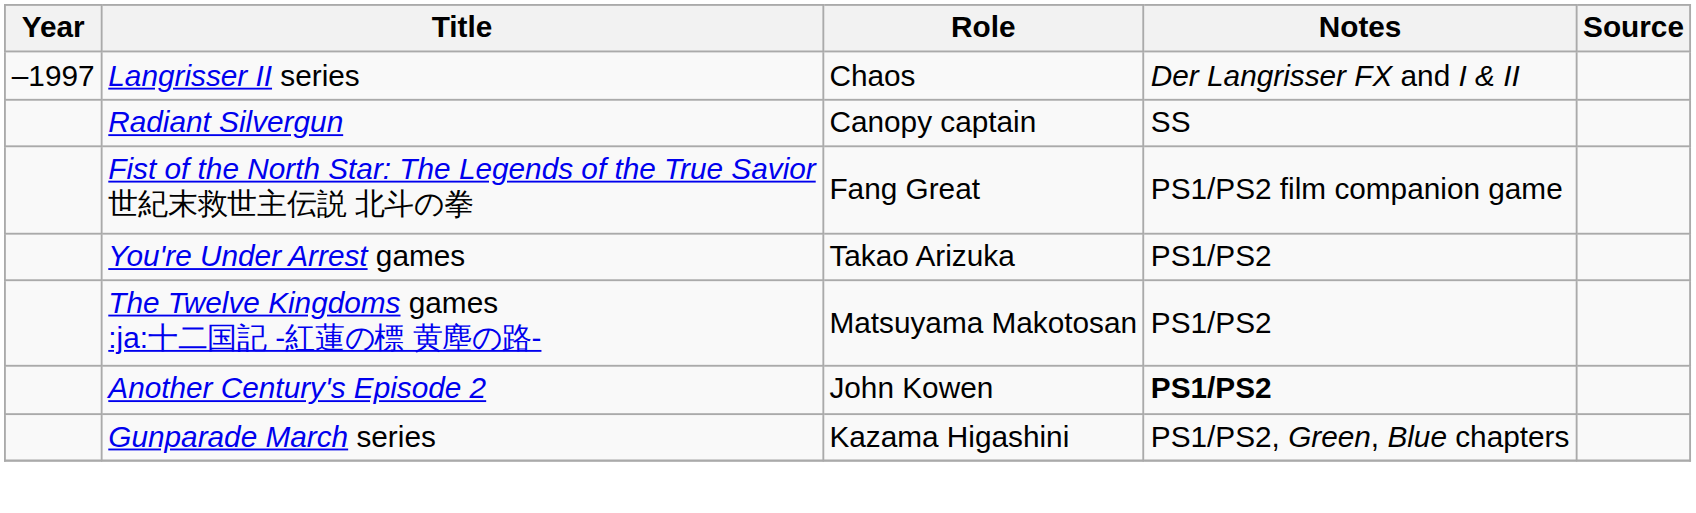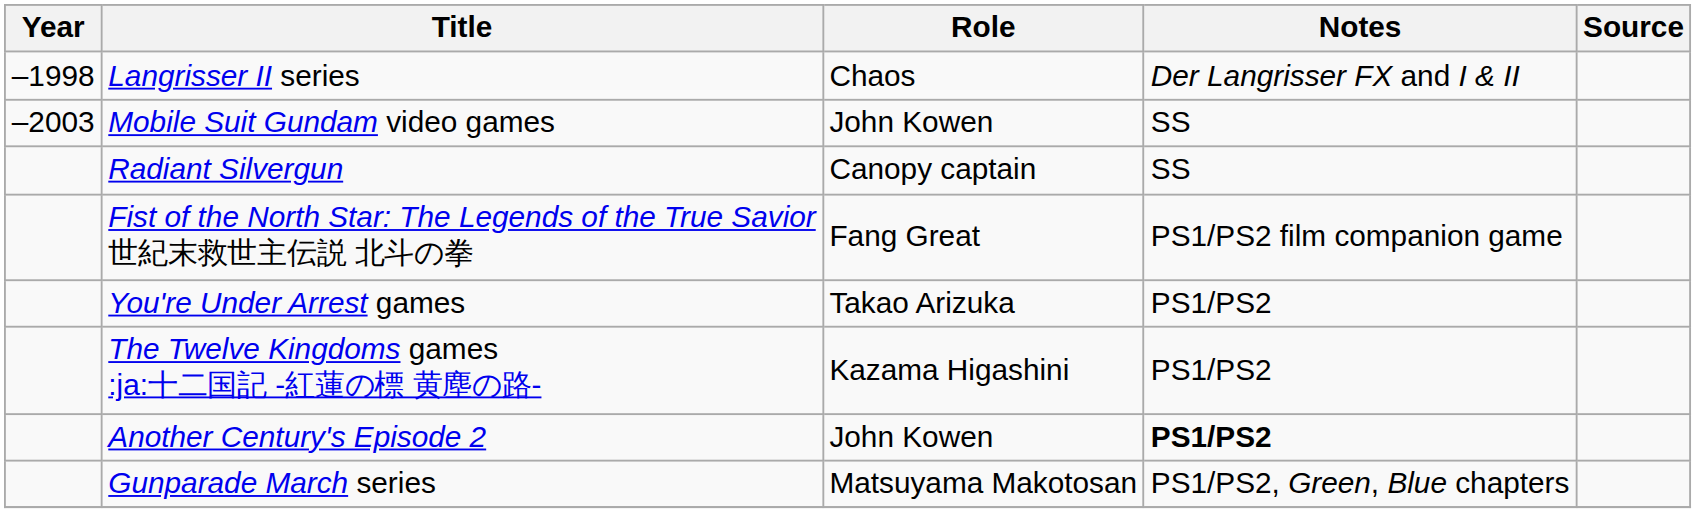(53, 75) –1997 -> (53, 75) –1998
+ row: (332, 122)
(983, 322) Matsuyama Makotosan -> (949, 369) Kazama Higashini
(949, 436) Kazama Higashini -> (983, 483) Matsuyama Makotosan
